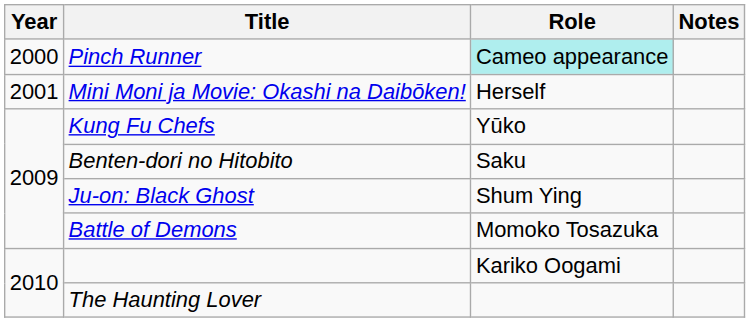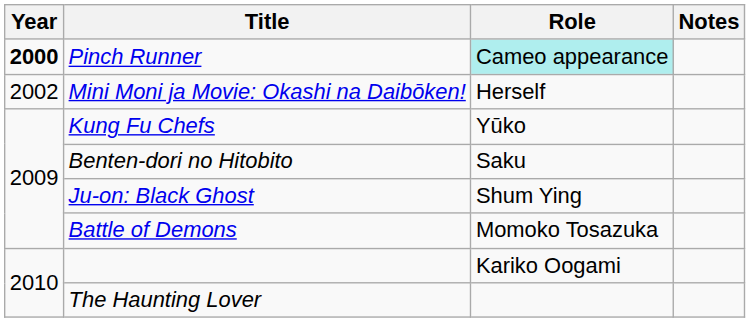(34, 56) normal -> (34, 56) bold
(34, 91) 2001 -> (34, 91) 2002
